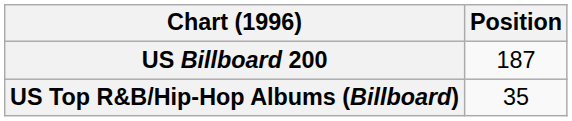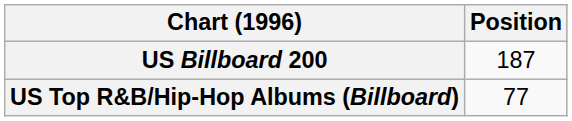(516, 97) 35 -> (516, 97) 77
